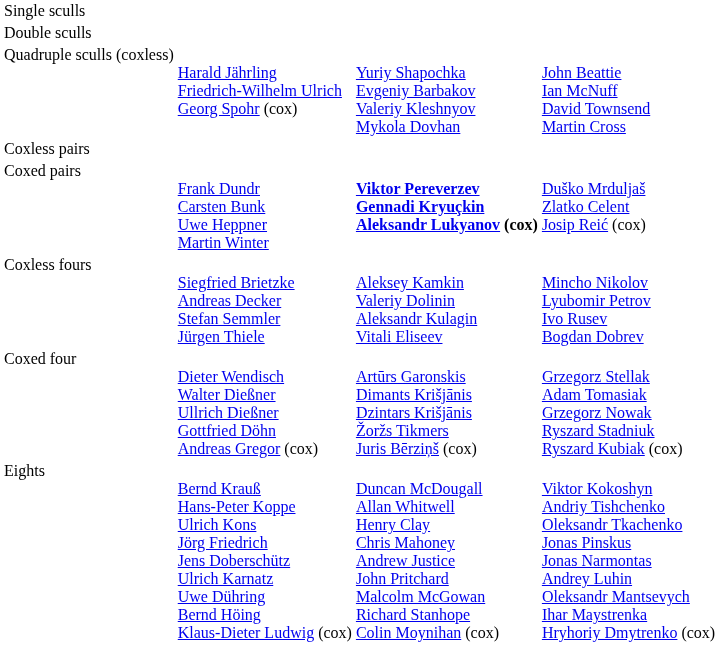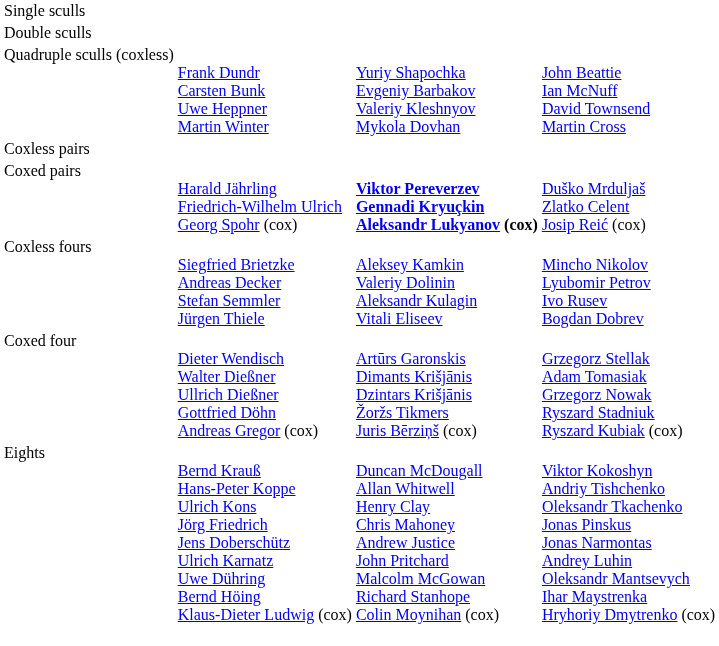(260, 90) Harald Jährling Friedrich-Wilhelm Ulrich Georg Spohr (cox) -> (223, 100) Frank Dundr Carsten Bunk Uwe Heppner Martin Winter
(223, 216) Frank Dundr Carsten Bunk Uwe Heppner Martin Winter -> (260, 206) Harald Jährling Friedrich-Wilhelm Ulrich Georg Spohr (cox)
